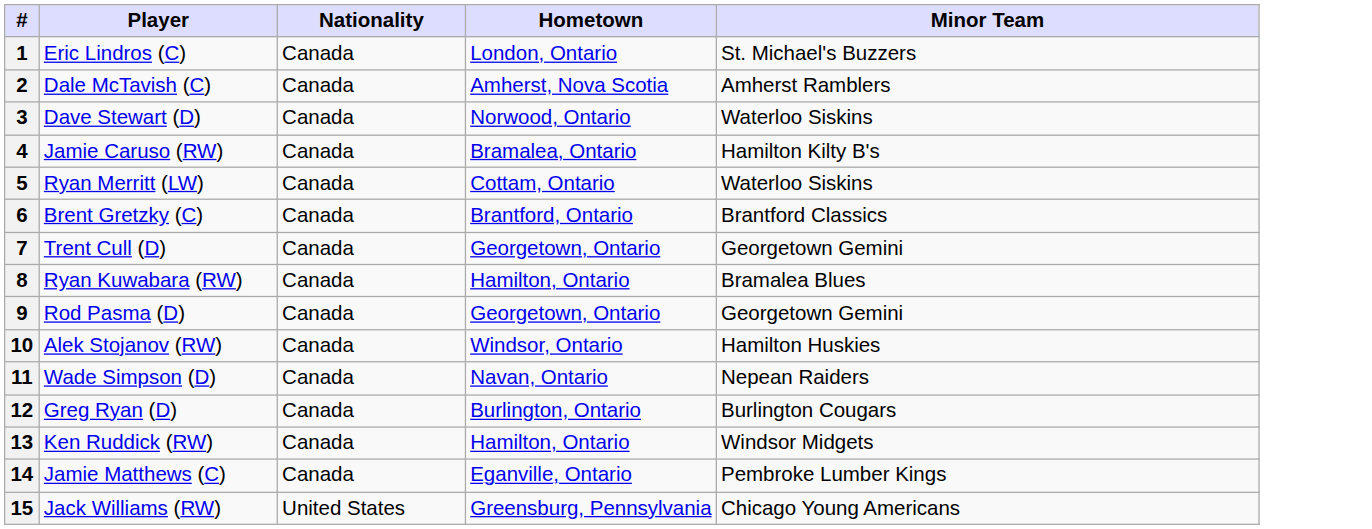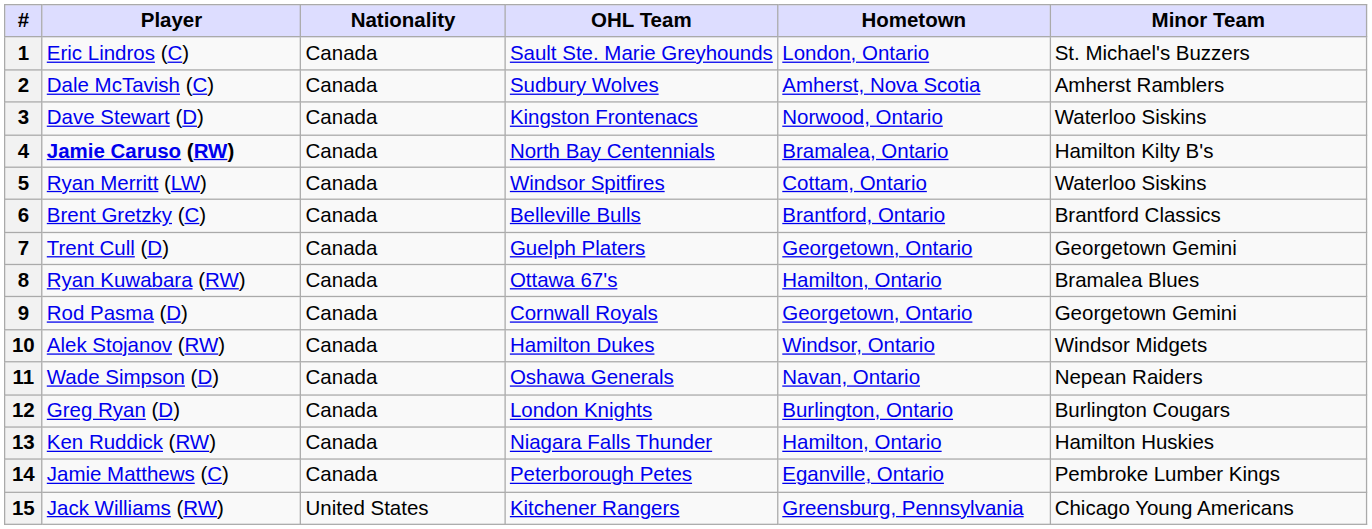+ column: (641, 20)
(134, 150) normal -> (141, 150) bold
(801, 345) Hamilton Huskies -> (1131, 345) Windsor Midgets
(797, 442) Windsor Midgets -> (1134, 442) Hamilton Huskies
